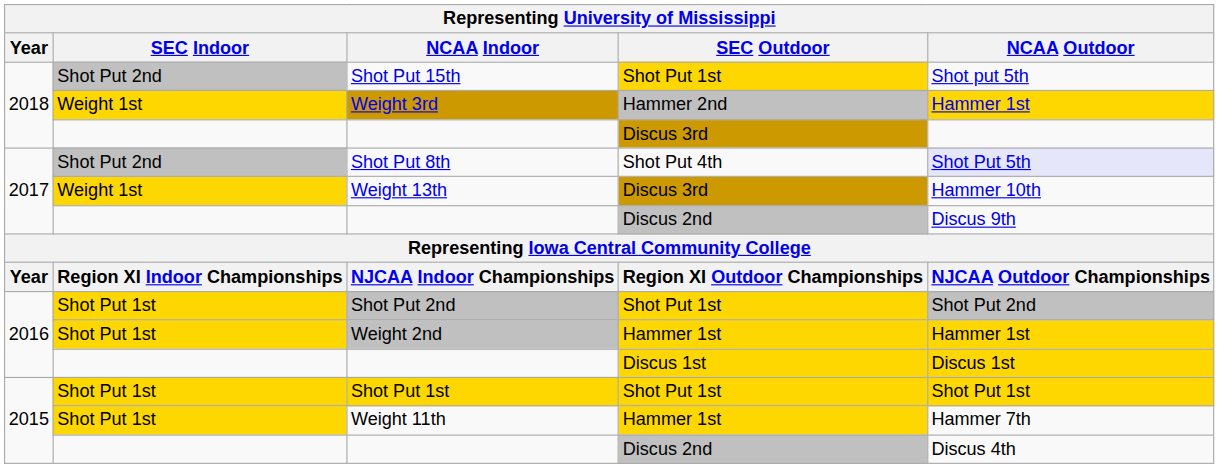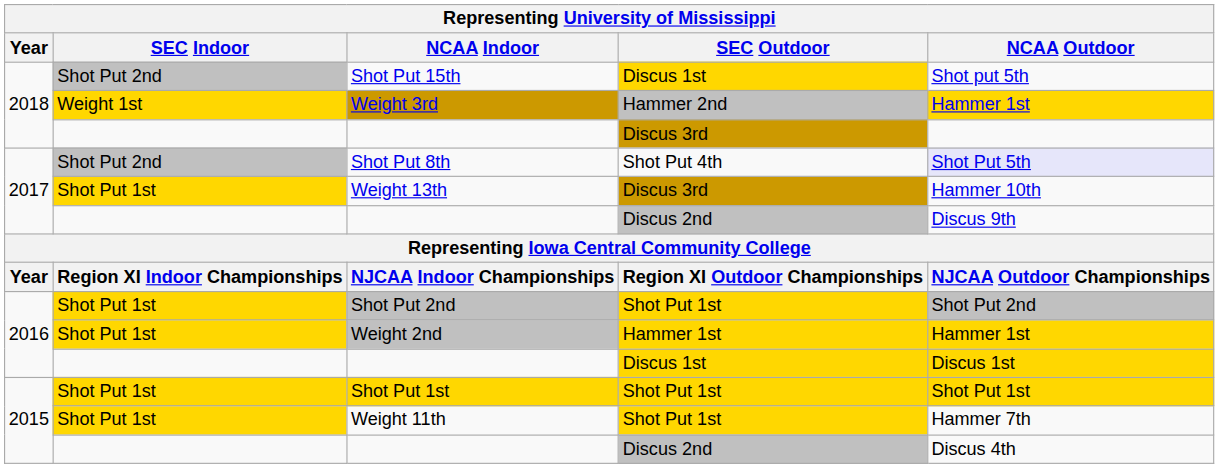(672, 76) Shot Put 1st -> (664, 76) Discus 1st
(100, 190) Weight 1st -> (107, 190) Shot Put 1st
(672, 420) Hammer 1st -> (672, 420) Shot Put 1st
